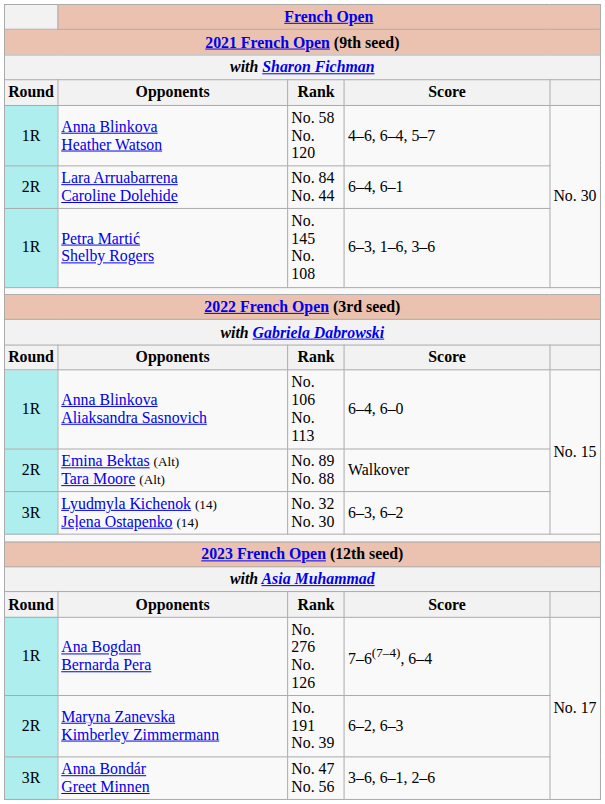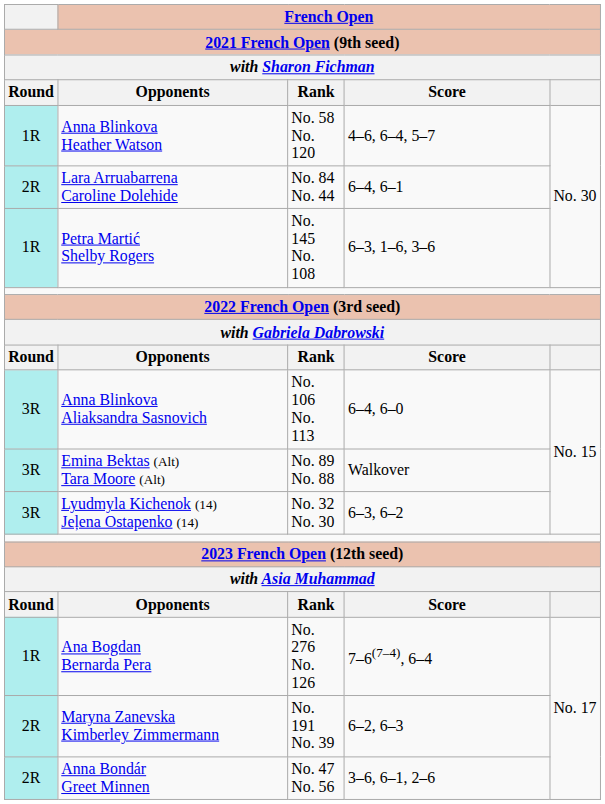(31, 409) 1R -> (31, 409) 3R
(31, 469) 2R -> (31, 469) 3R
(31, 777) 3R -> (31, 777) 2R
